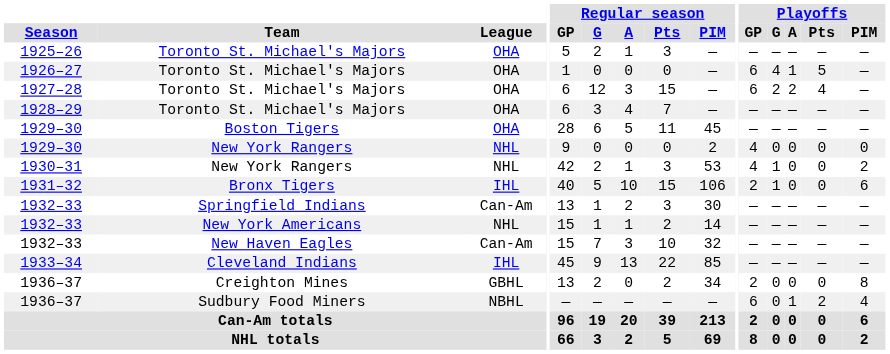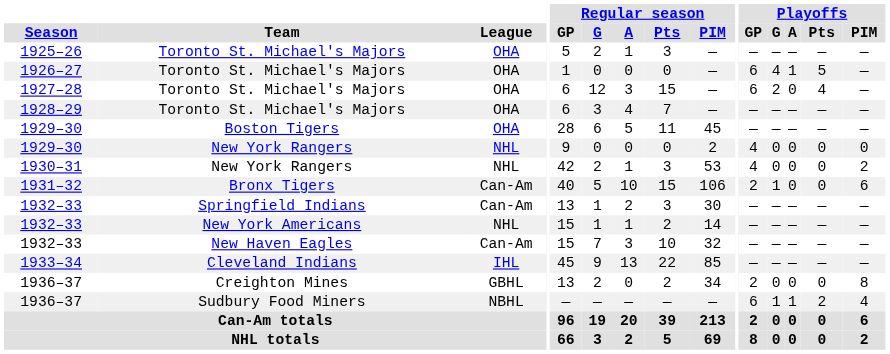(792, 90) 2 -> (792, 90) 0
(776, 167) 1 -> (776, 167) 0
(506, 186) IHL -> (506, 186) Can-Am
(776, 302) 0 -> (776, 302) 1
